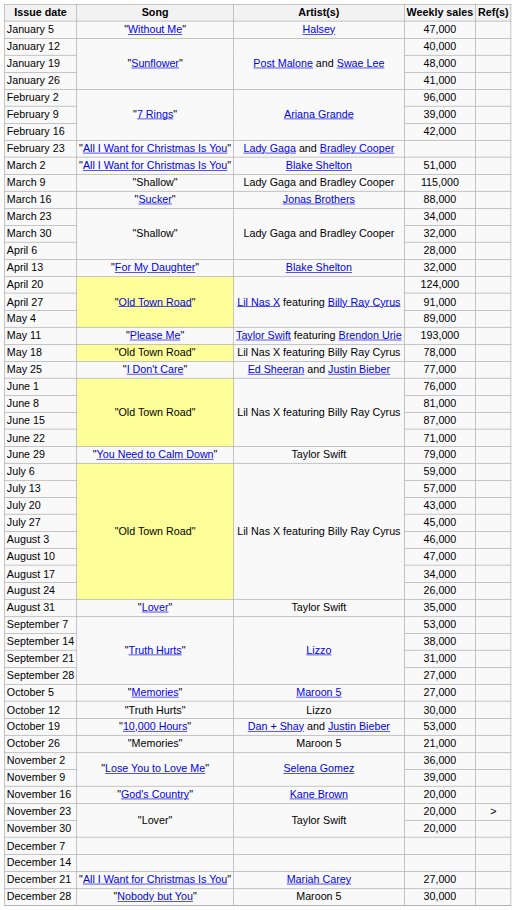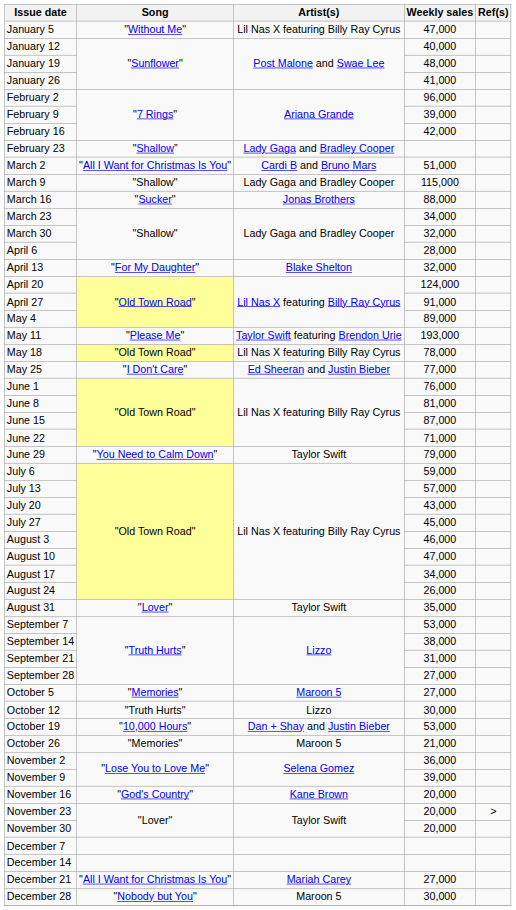(319, 30) Halsey -> (319, 30) Lil Nas X featuring Billy Ray Cyrus
(155, 149) "All I Want for Christmas Is You" -> (155, 149) "Shallow”
(319, 166) Blake Shelton -> (319, 166) Cardi B and Bruno Mars
